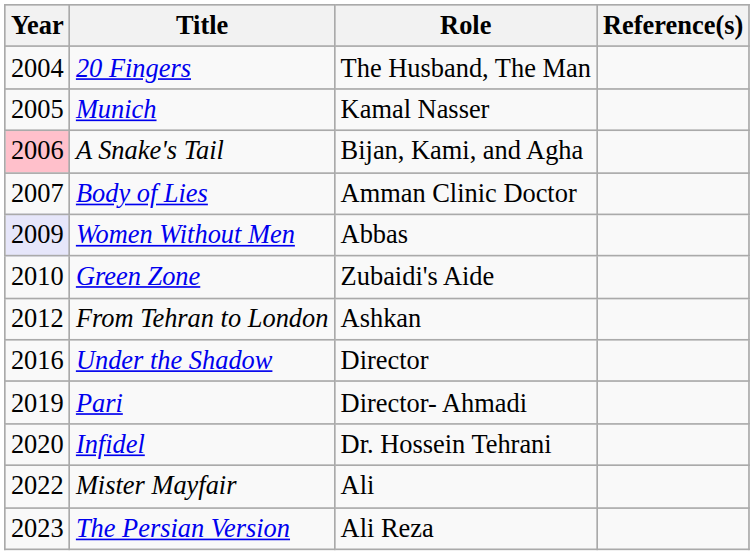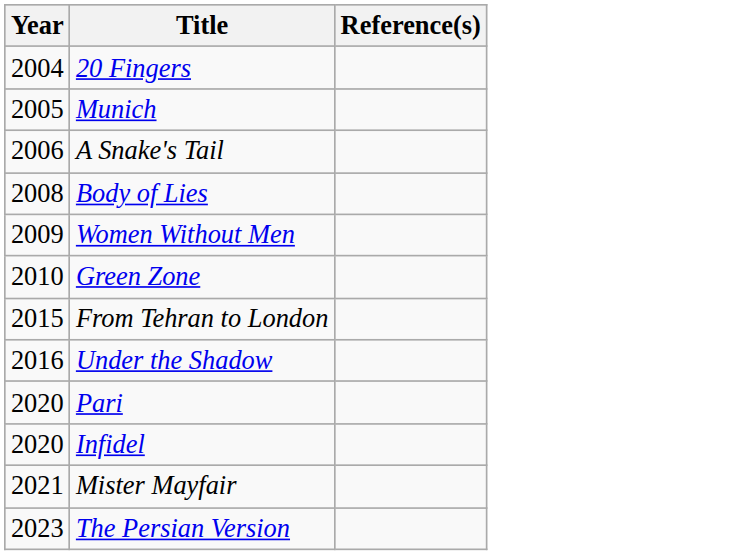- column: (466, 25)
(37, 151) pink background -> (37, 151) no background
(37, 192) 2007 -> (37, 192) 2008
(37, 234) lavender background -> (37, 234) no background
(37, 318) 2012 -> (37, 318) 2015
(37, 402) 2019 -> (37, 402) 2020
(37, 485) 2022 -> (37, 485) 2021
